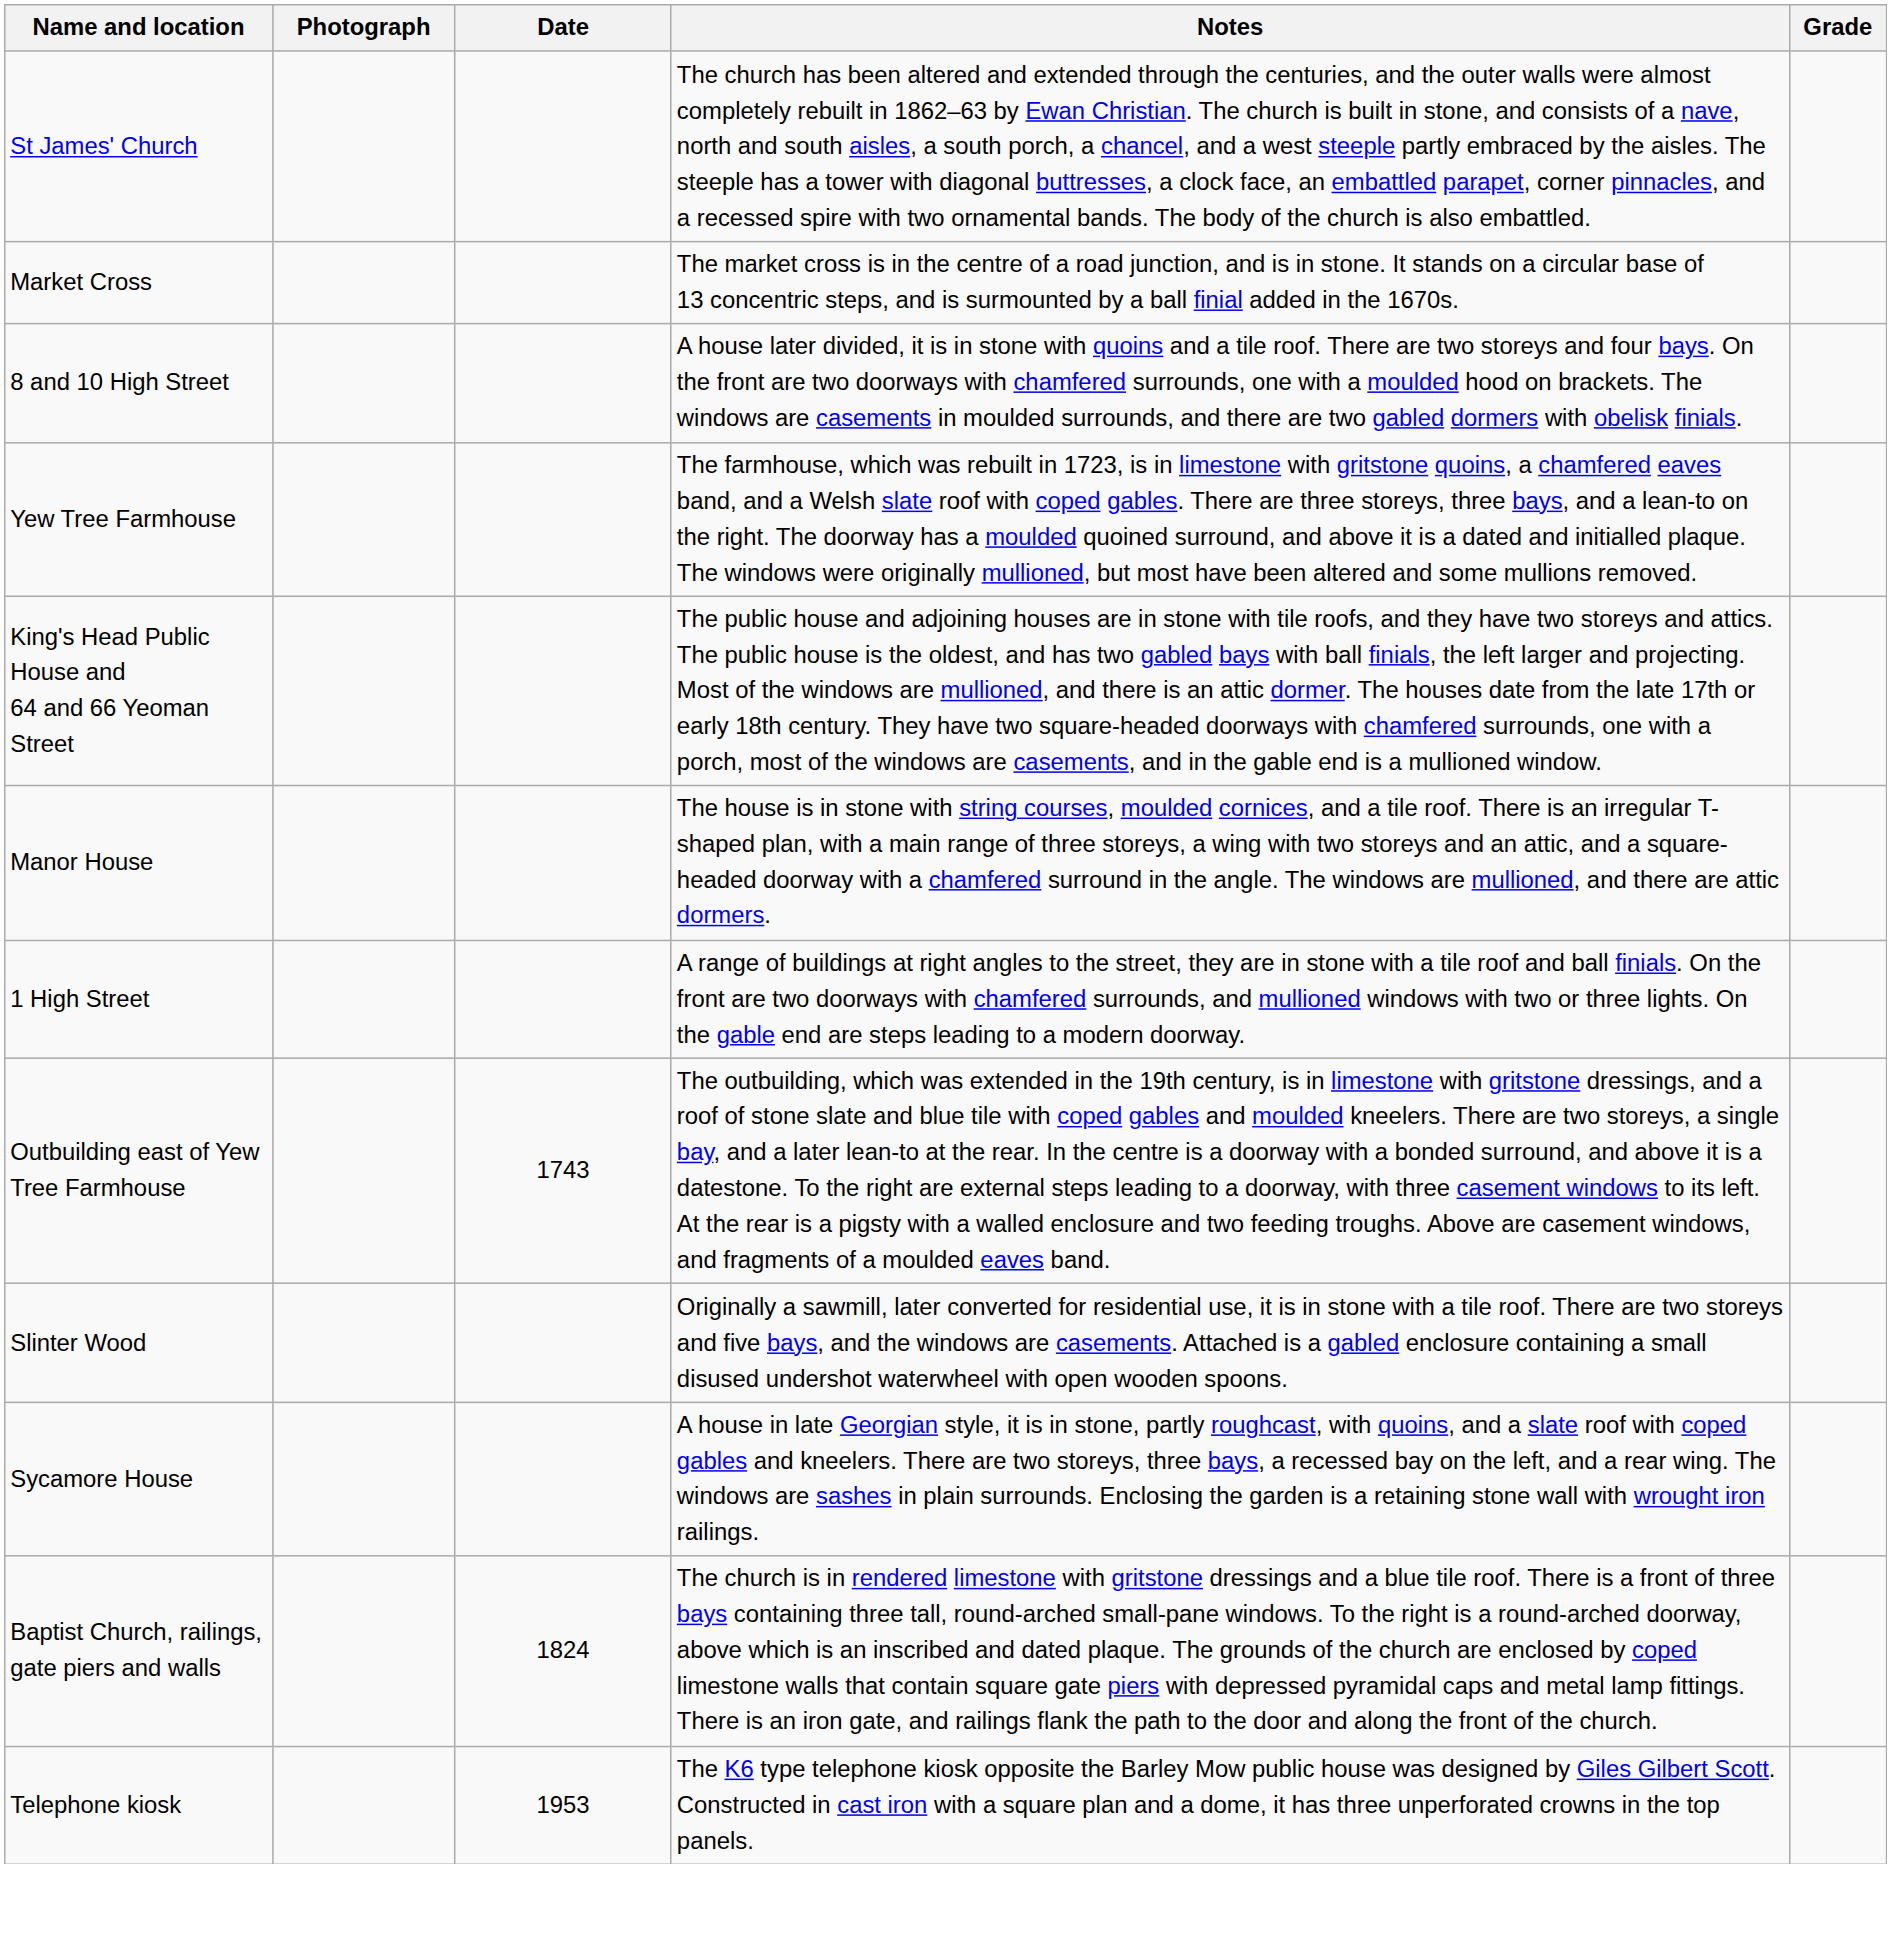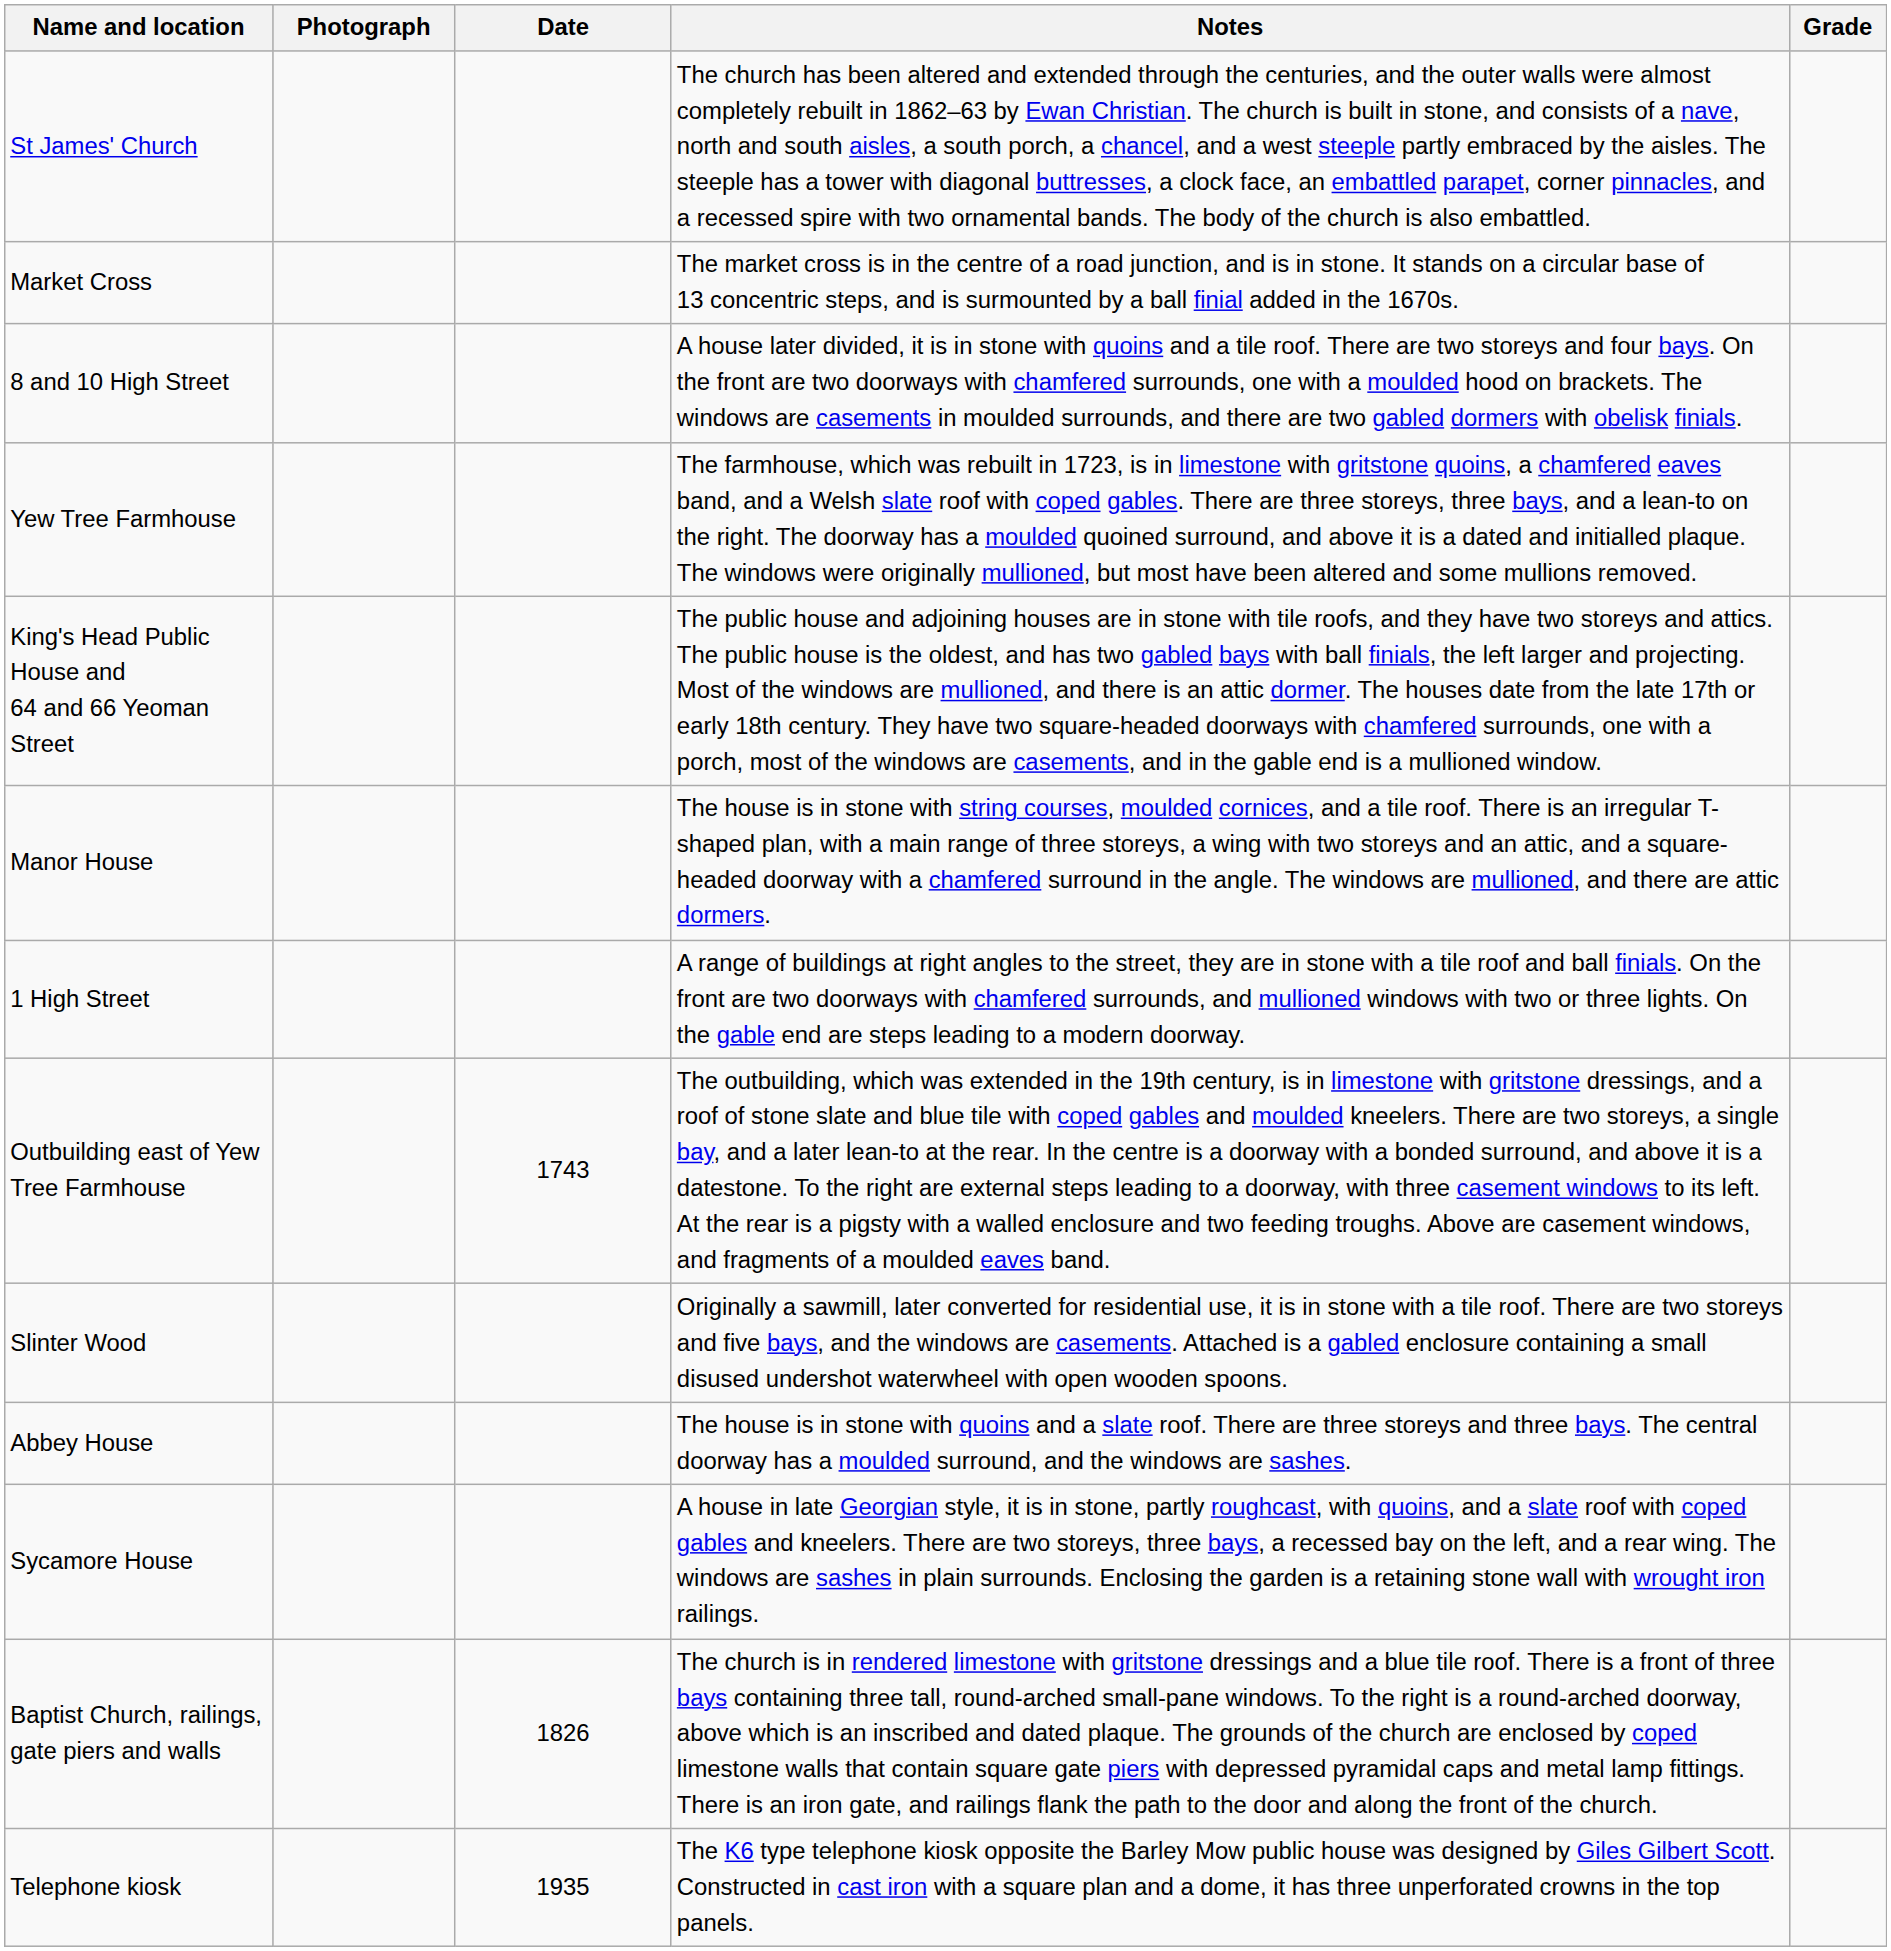+ row: (82, 1443)
(563, 1650) 1824 -> (563, 1733) 1826
(563, 1804) 1953 -> (563, 1887) 1935
